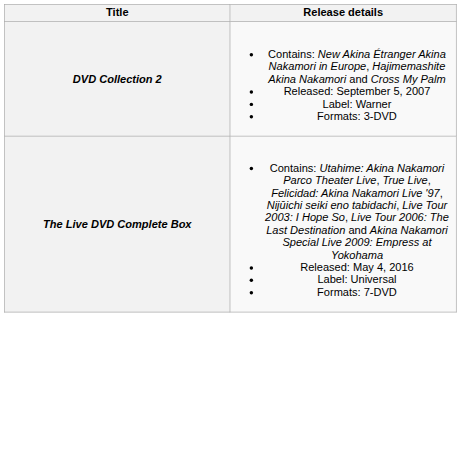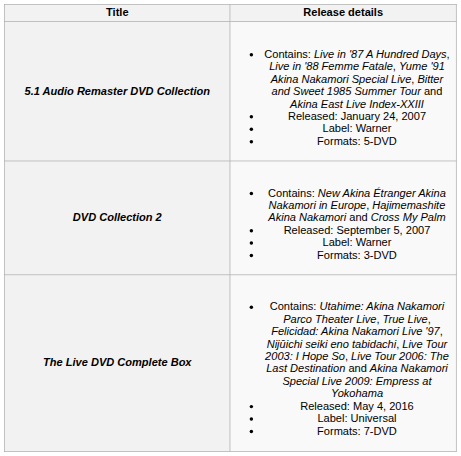+ row: (117, 91)
